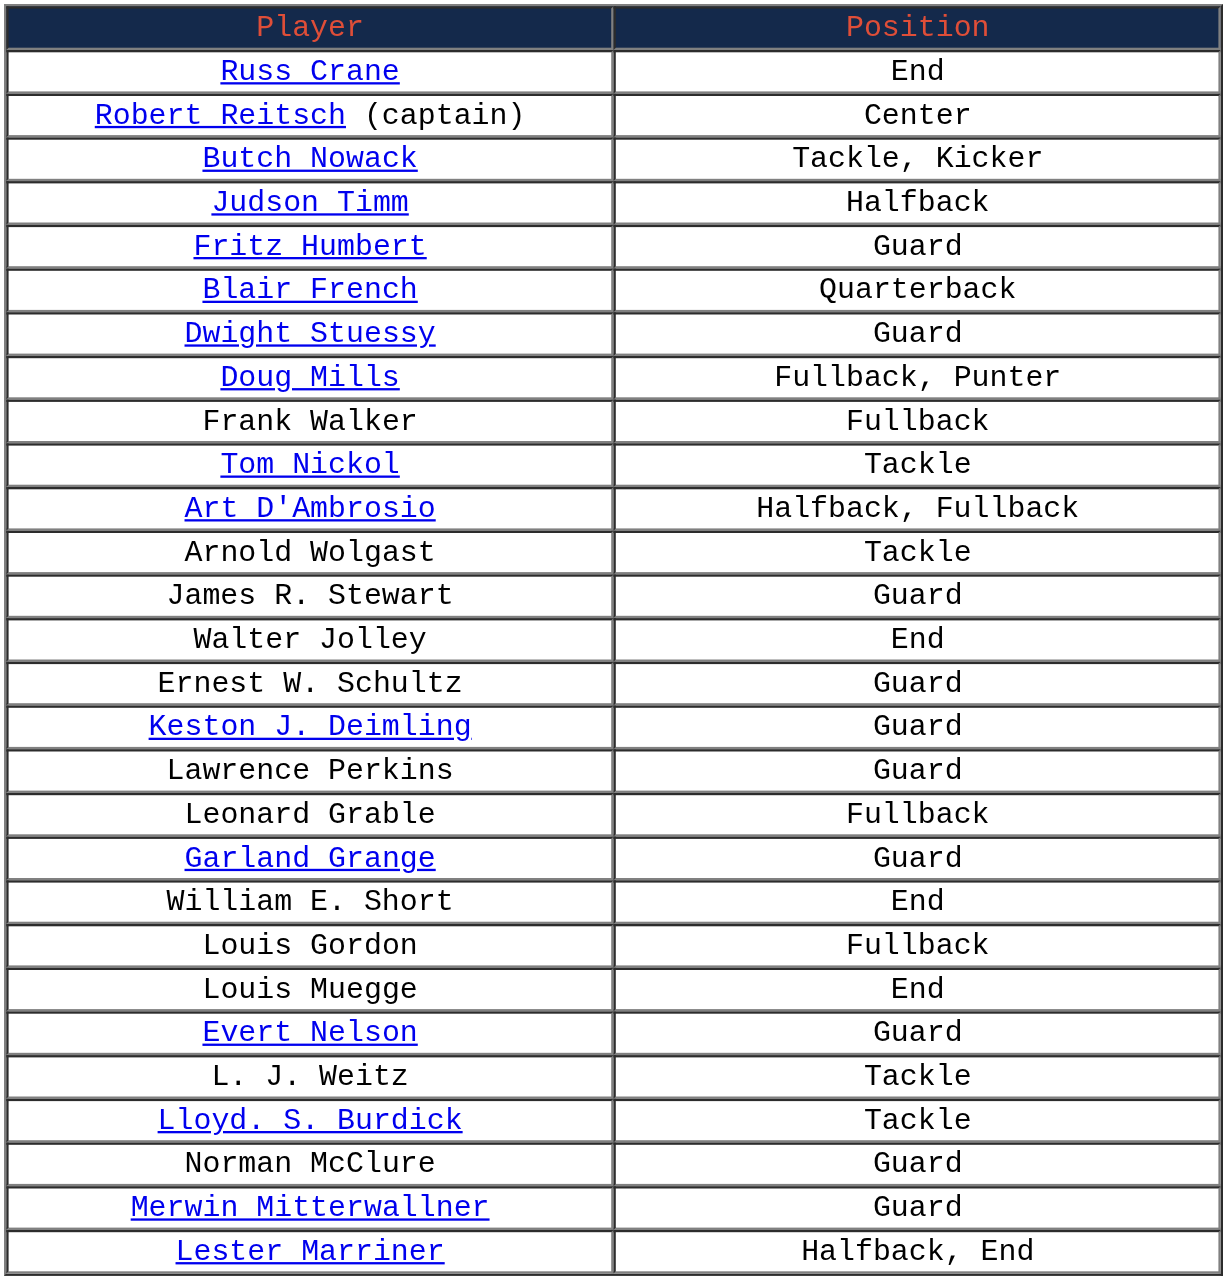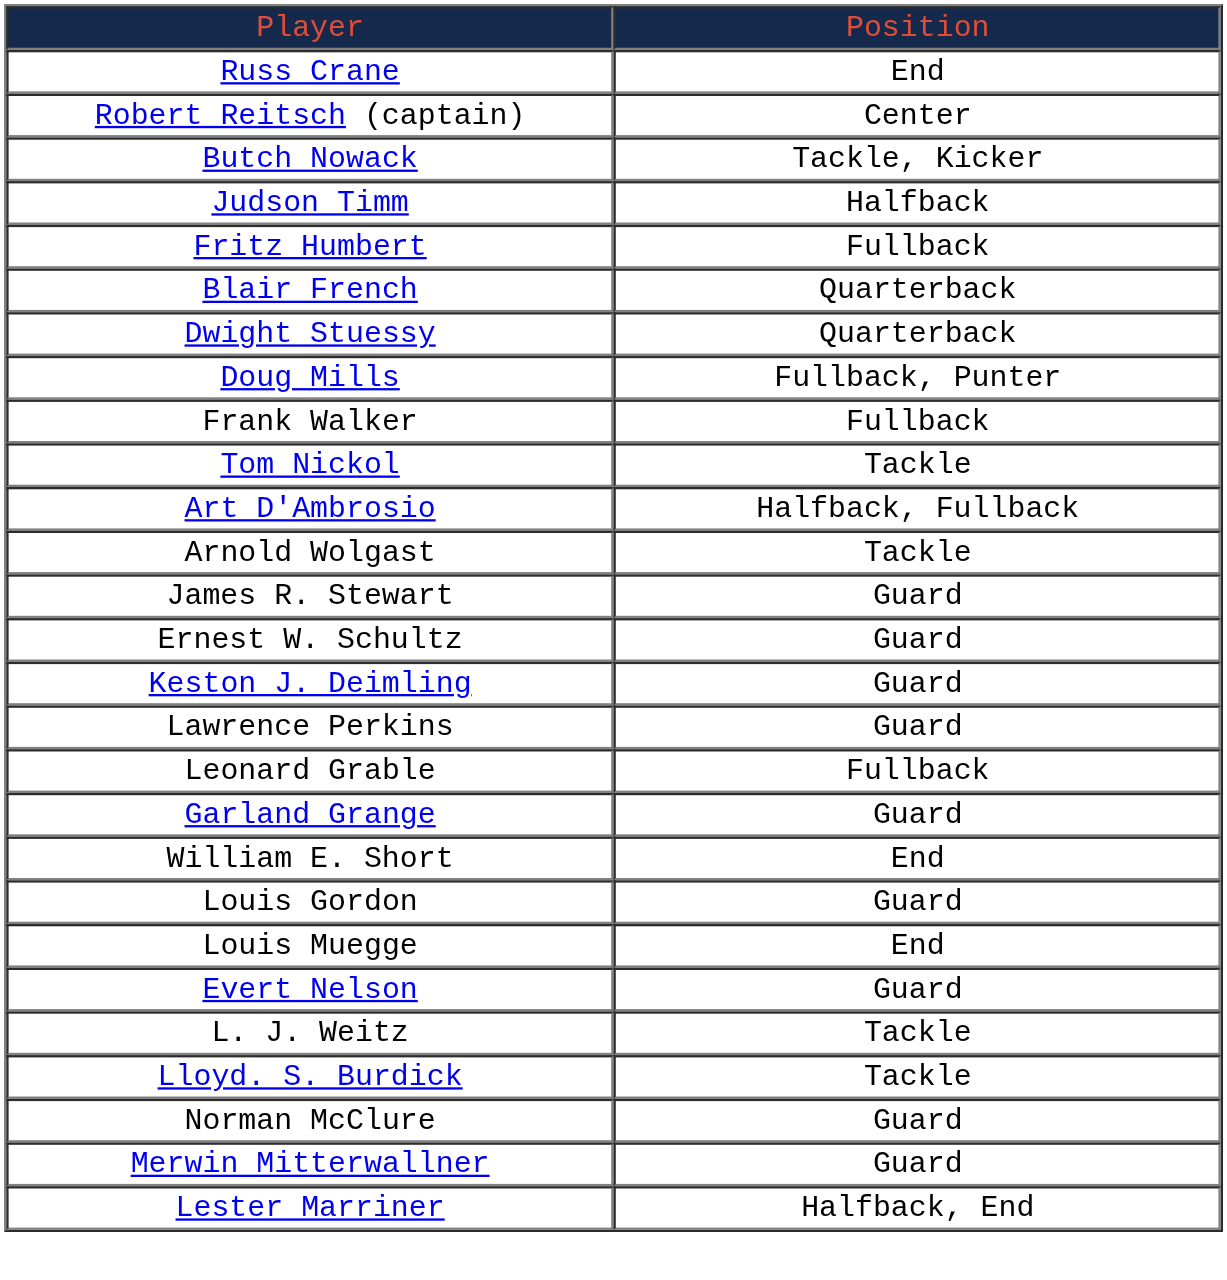(918, 247) Guard -> (918, 247) Fullback
(918, 334) Guard -> (918, 334) Quarterback
- row: (310, 640)
(918, 946) Fullback -> (918, 902) Guard
